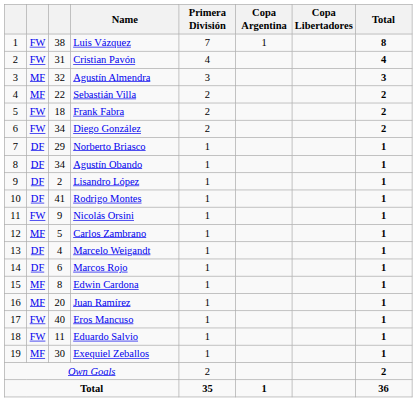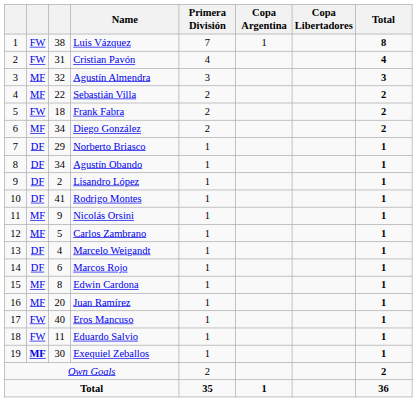(38, 129) FW -> (38, 129) MF
(38, 215) FW -> (38, 215) MF
(38, 354) normal -> (38, 354) bold
